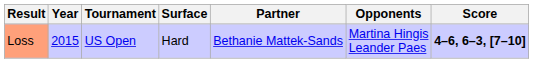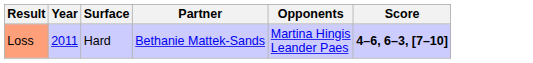- column: (120, 14)
(65, 41) 2015 -> (65, 41) 2011
